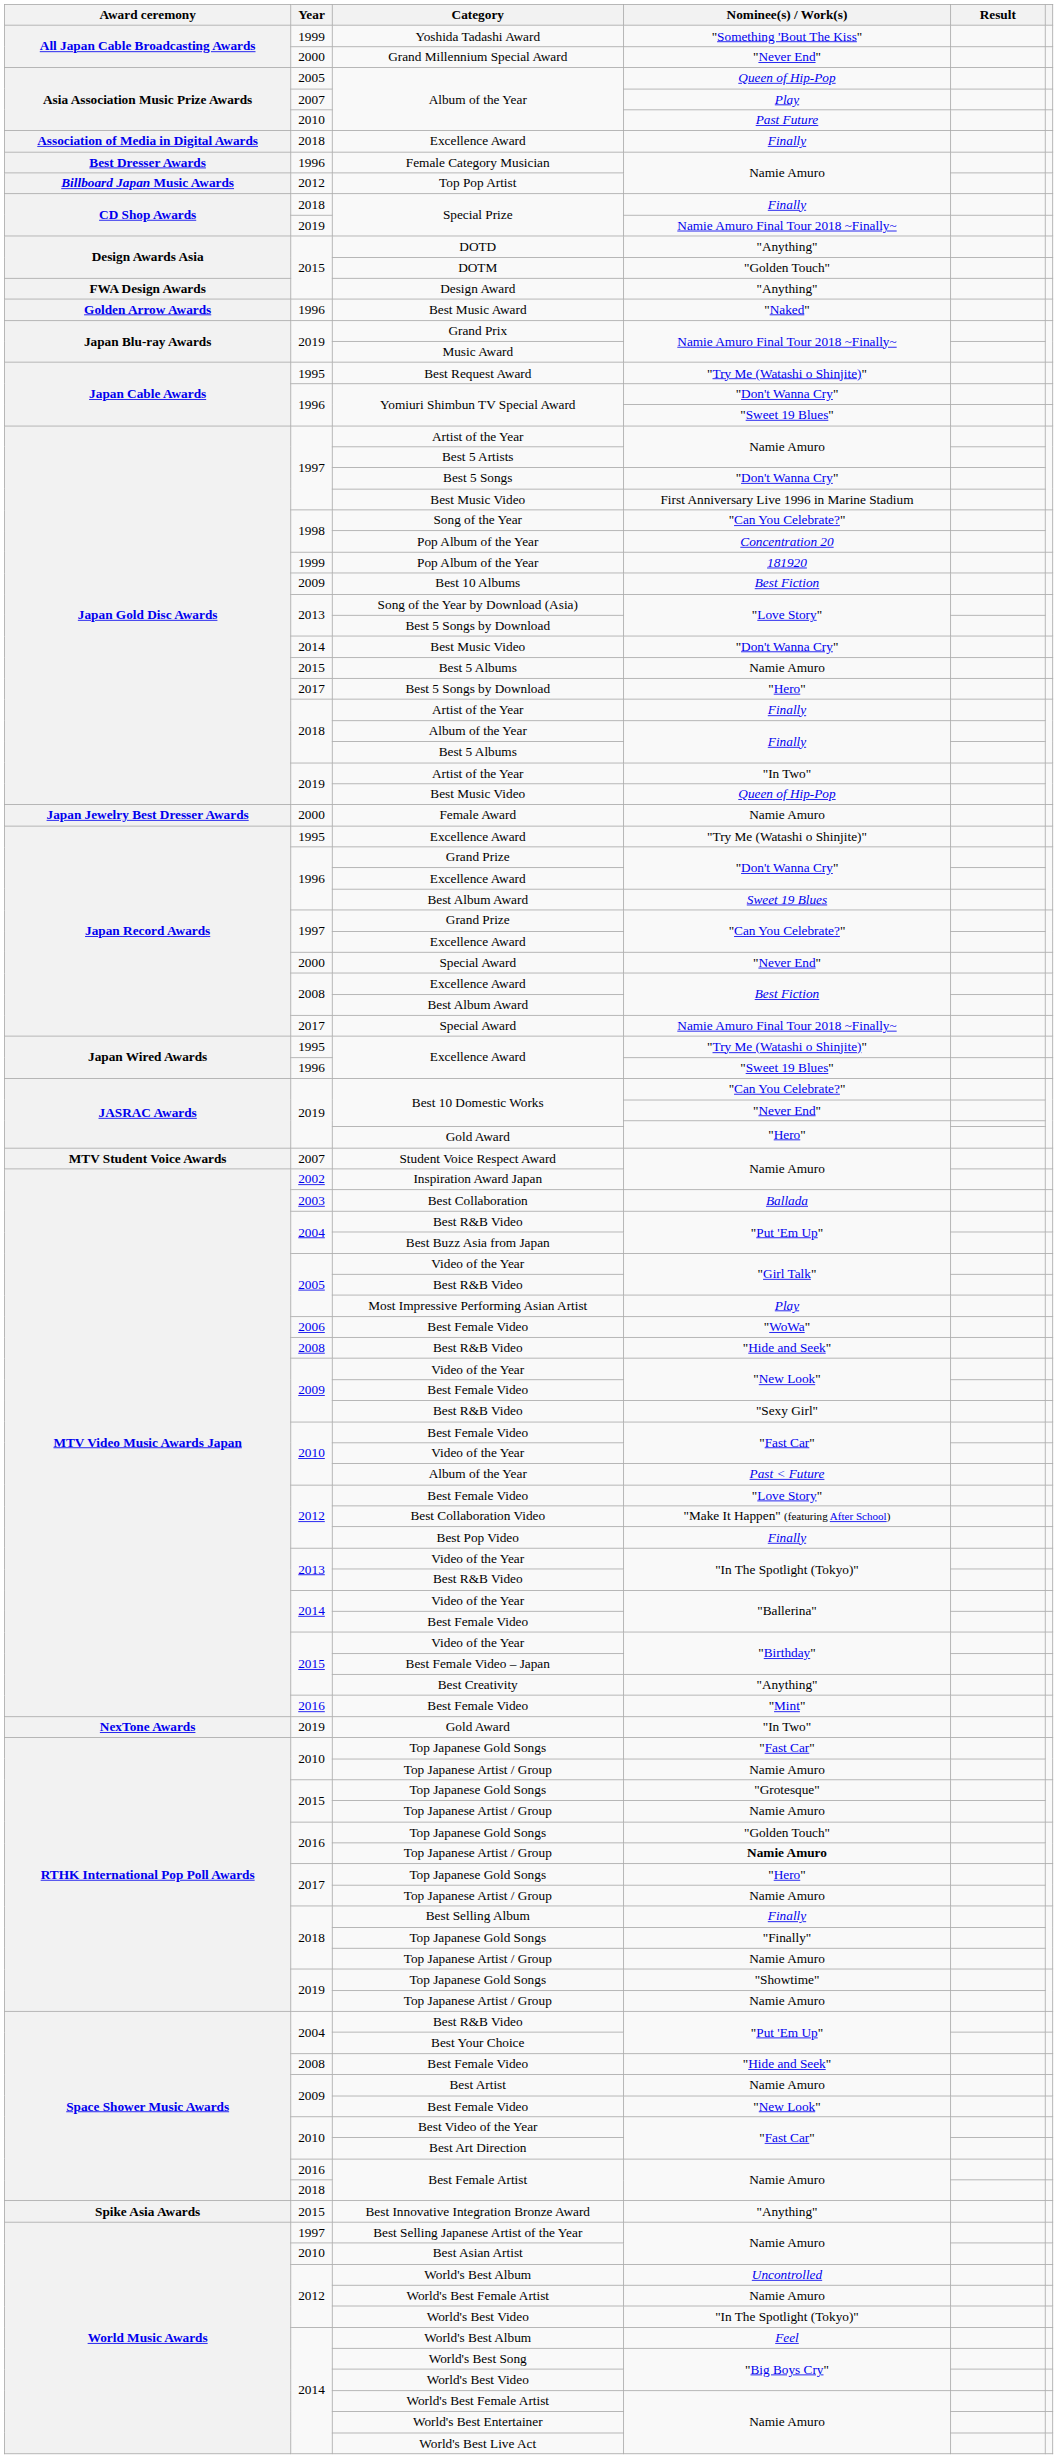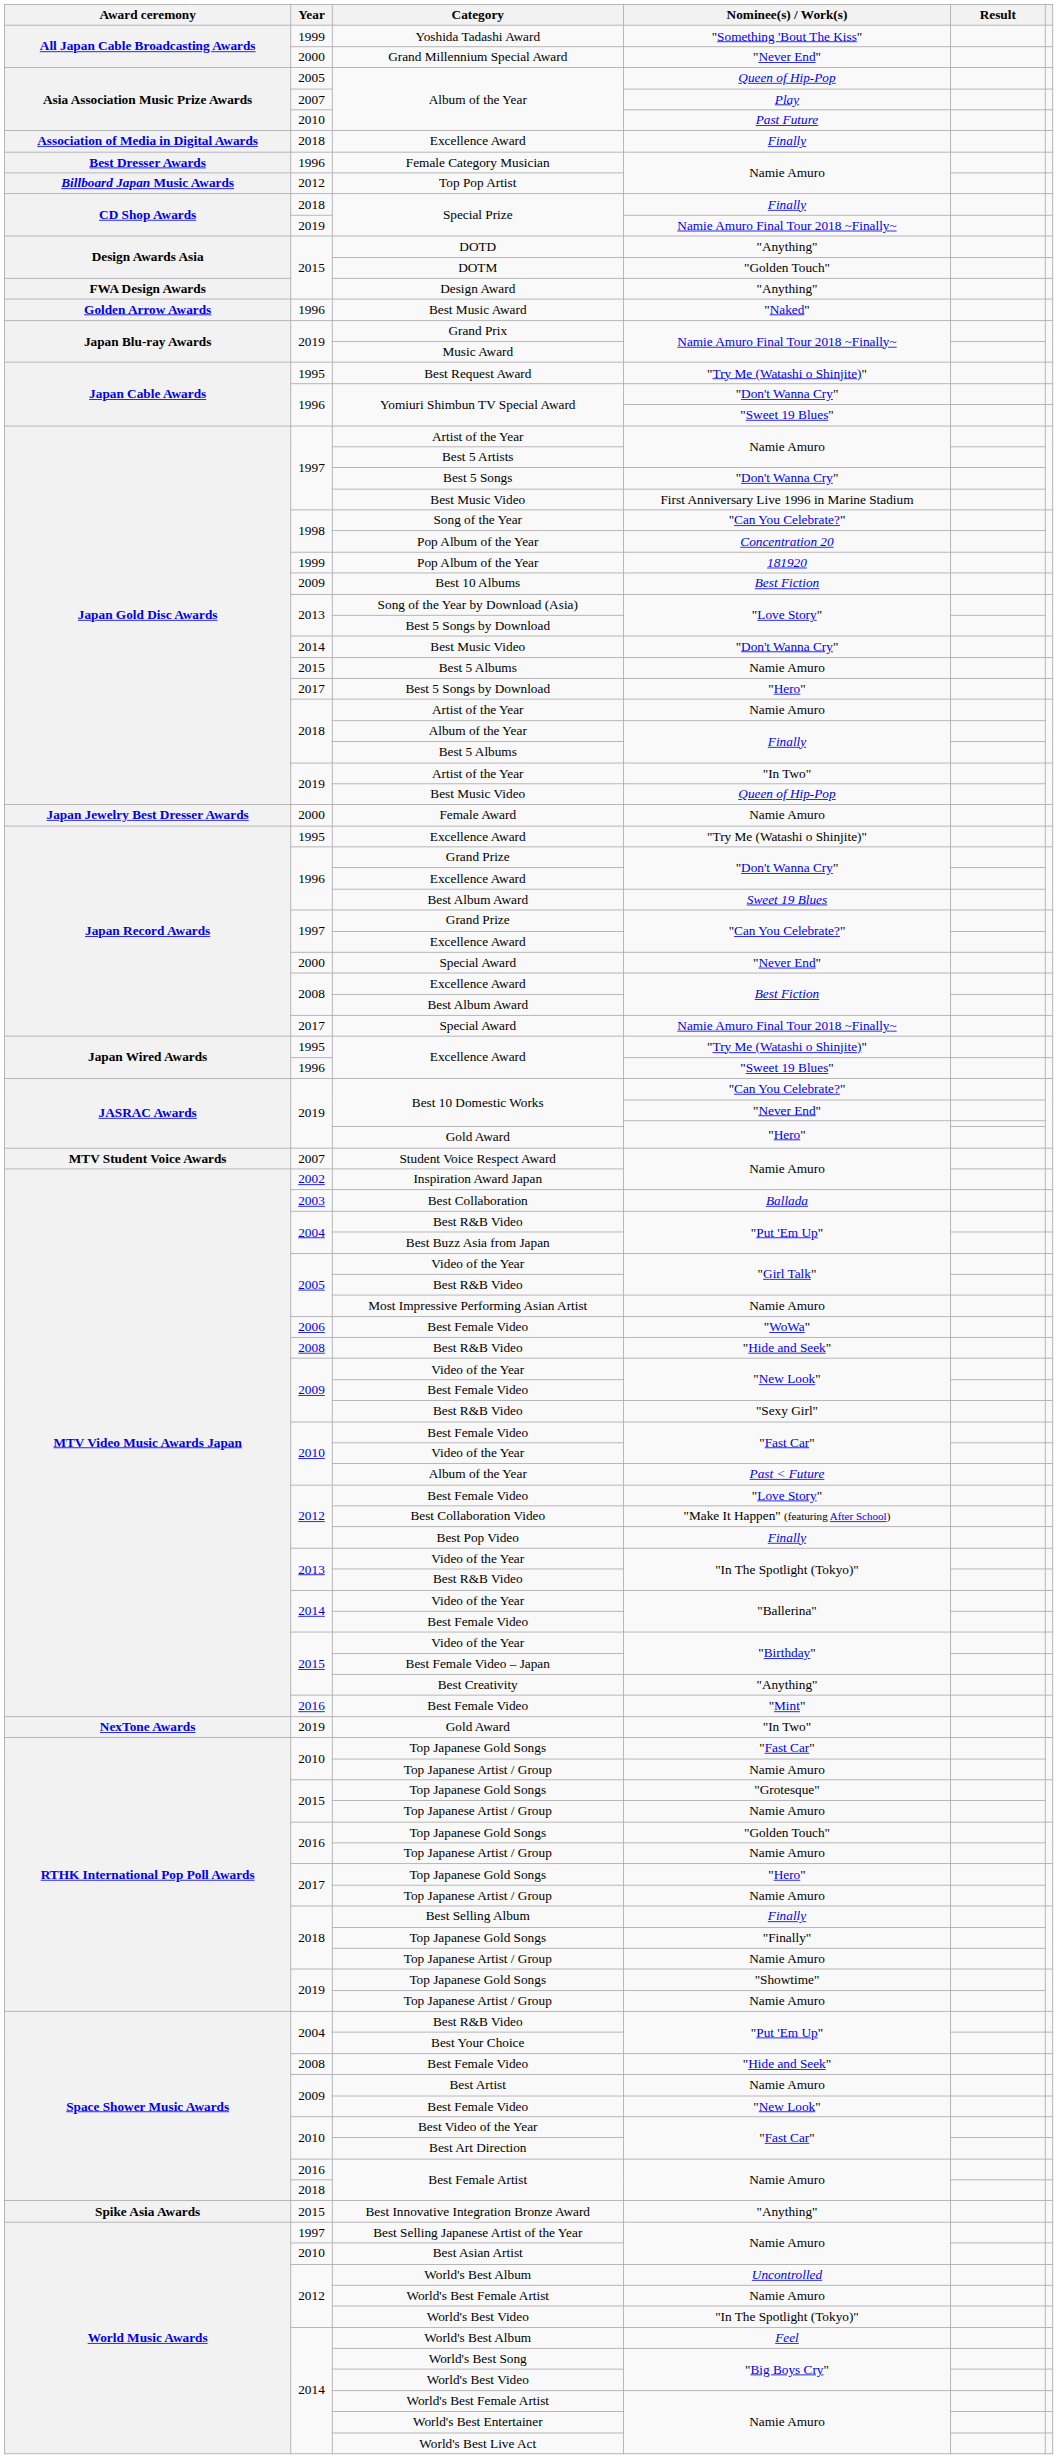(787, 710) Finally -> (787, 710) Namie Amuro
(787, 1305) Play -> (787, 1305) Namie Amuro
(787, 1853) bold -> (787, 1853) normal
